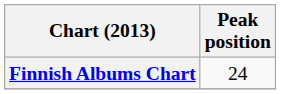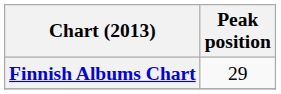(238, 72) 24 -> (238, 72) 29
